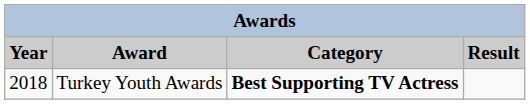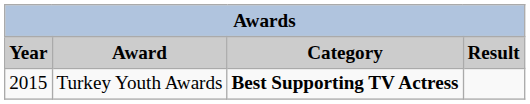(28, 83) 2018 -> (28, 83) 2015
